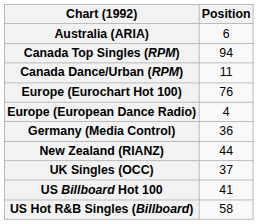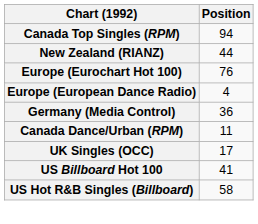- row: (102, 33)
rows swapped: (102, 72) <-> (102, 151)
(226, 170) 37 -> (226, 151) 17
